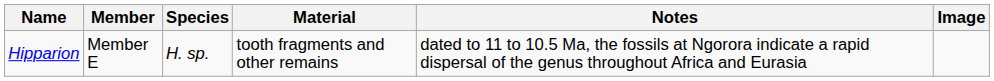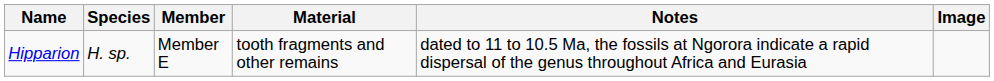columns swapped: (197, 17) <-> (123, 17)
